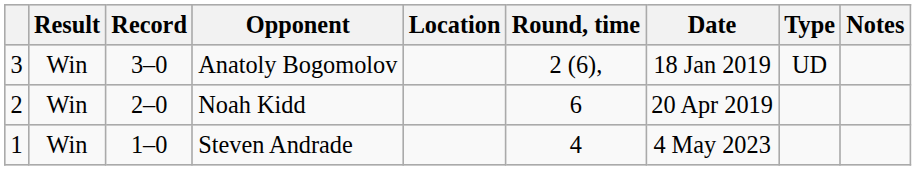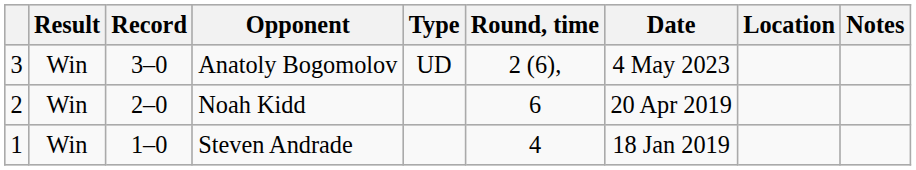columns swapped: (810, 24) <-> (455, 24)
(712, 64) 18 Jan 2019 -> (671, 64) 4 May 2023
(712, 145) 4 May 2023 -> (671, 145) 18 Jan 2019
